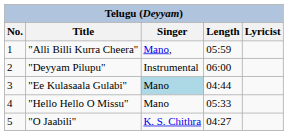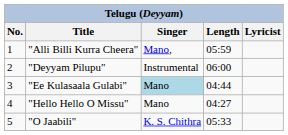(219, 104) 05:33 -> (219, 104) 04:27
(219, 122) 04:27 -> (219, 122) 05:33
